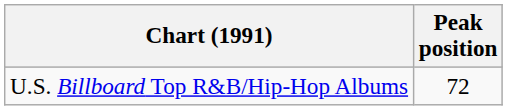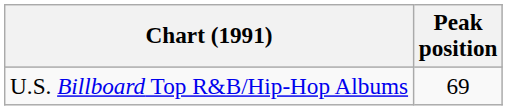(458, 85) 72 -> (458, 85) 69
